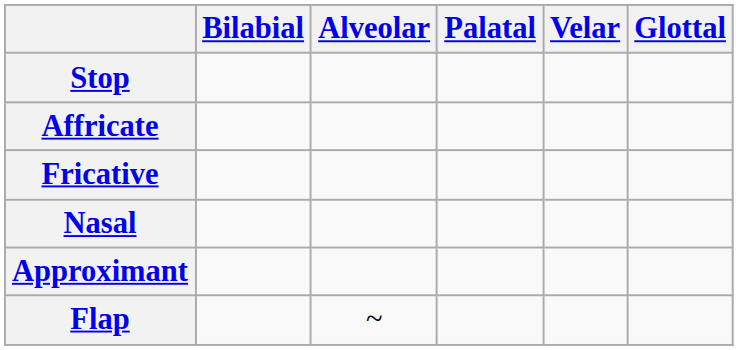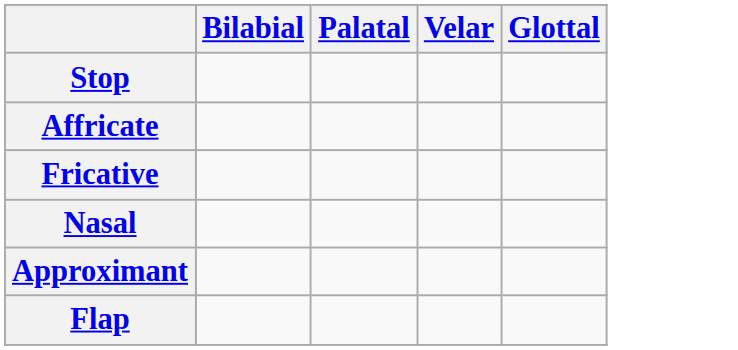- column: (374, 28)
